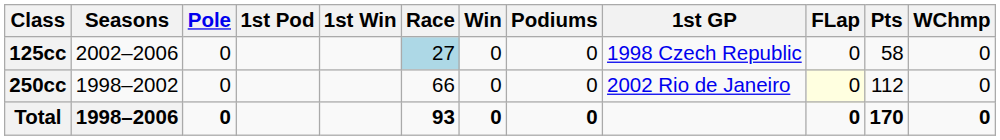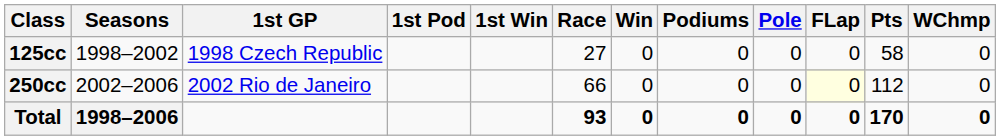columns swapped: (704, 20) <-> (209, 20)
(127, 53) 2002–2006 -> (127, 53) 1998–2002
(443, 53) lightblue background -> (595, 53) no background
(127, 85) 1998–2002 -> (127, 85) 2002–2006
